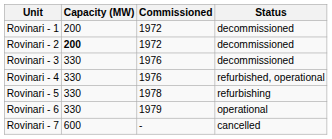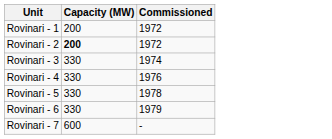- column: (271, 12)
(150, 61) 1976 -> (150, 61) 1974
